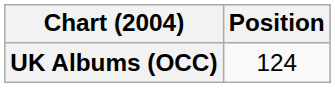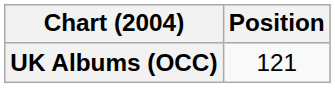(277, 62) 124 -> (277, 62) 121
